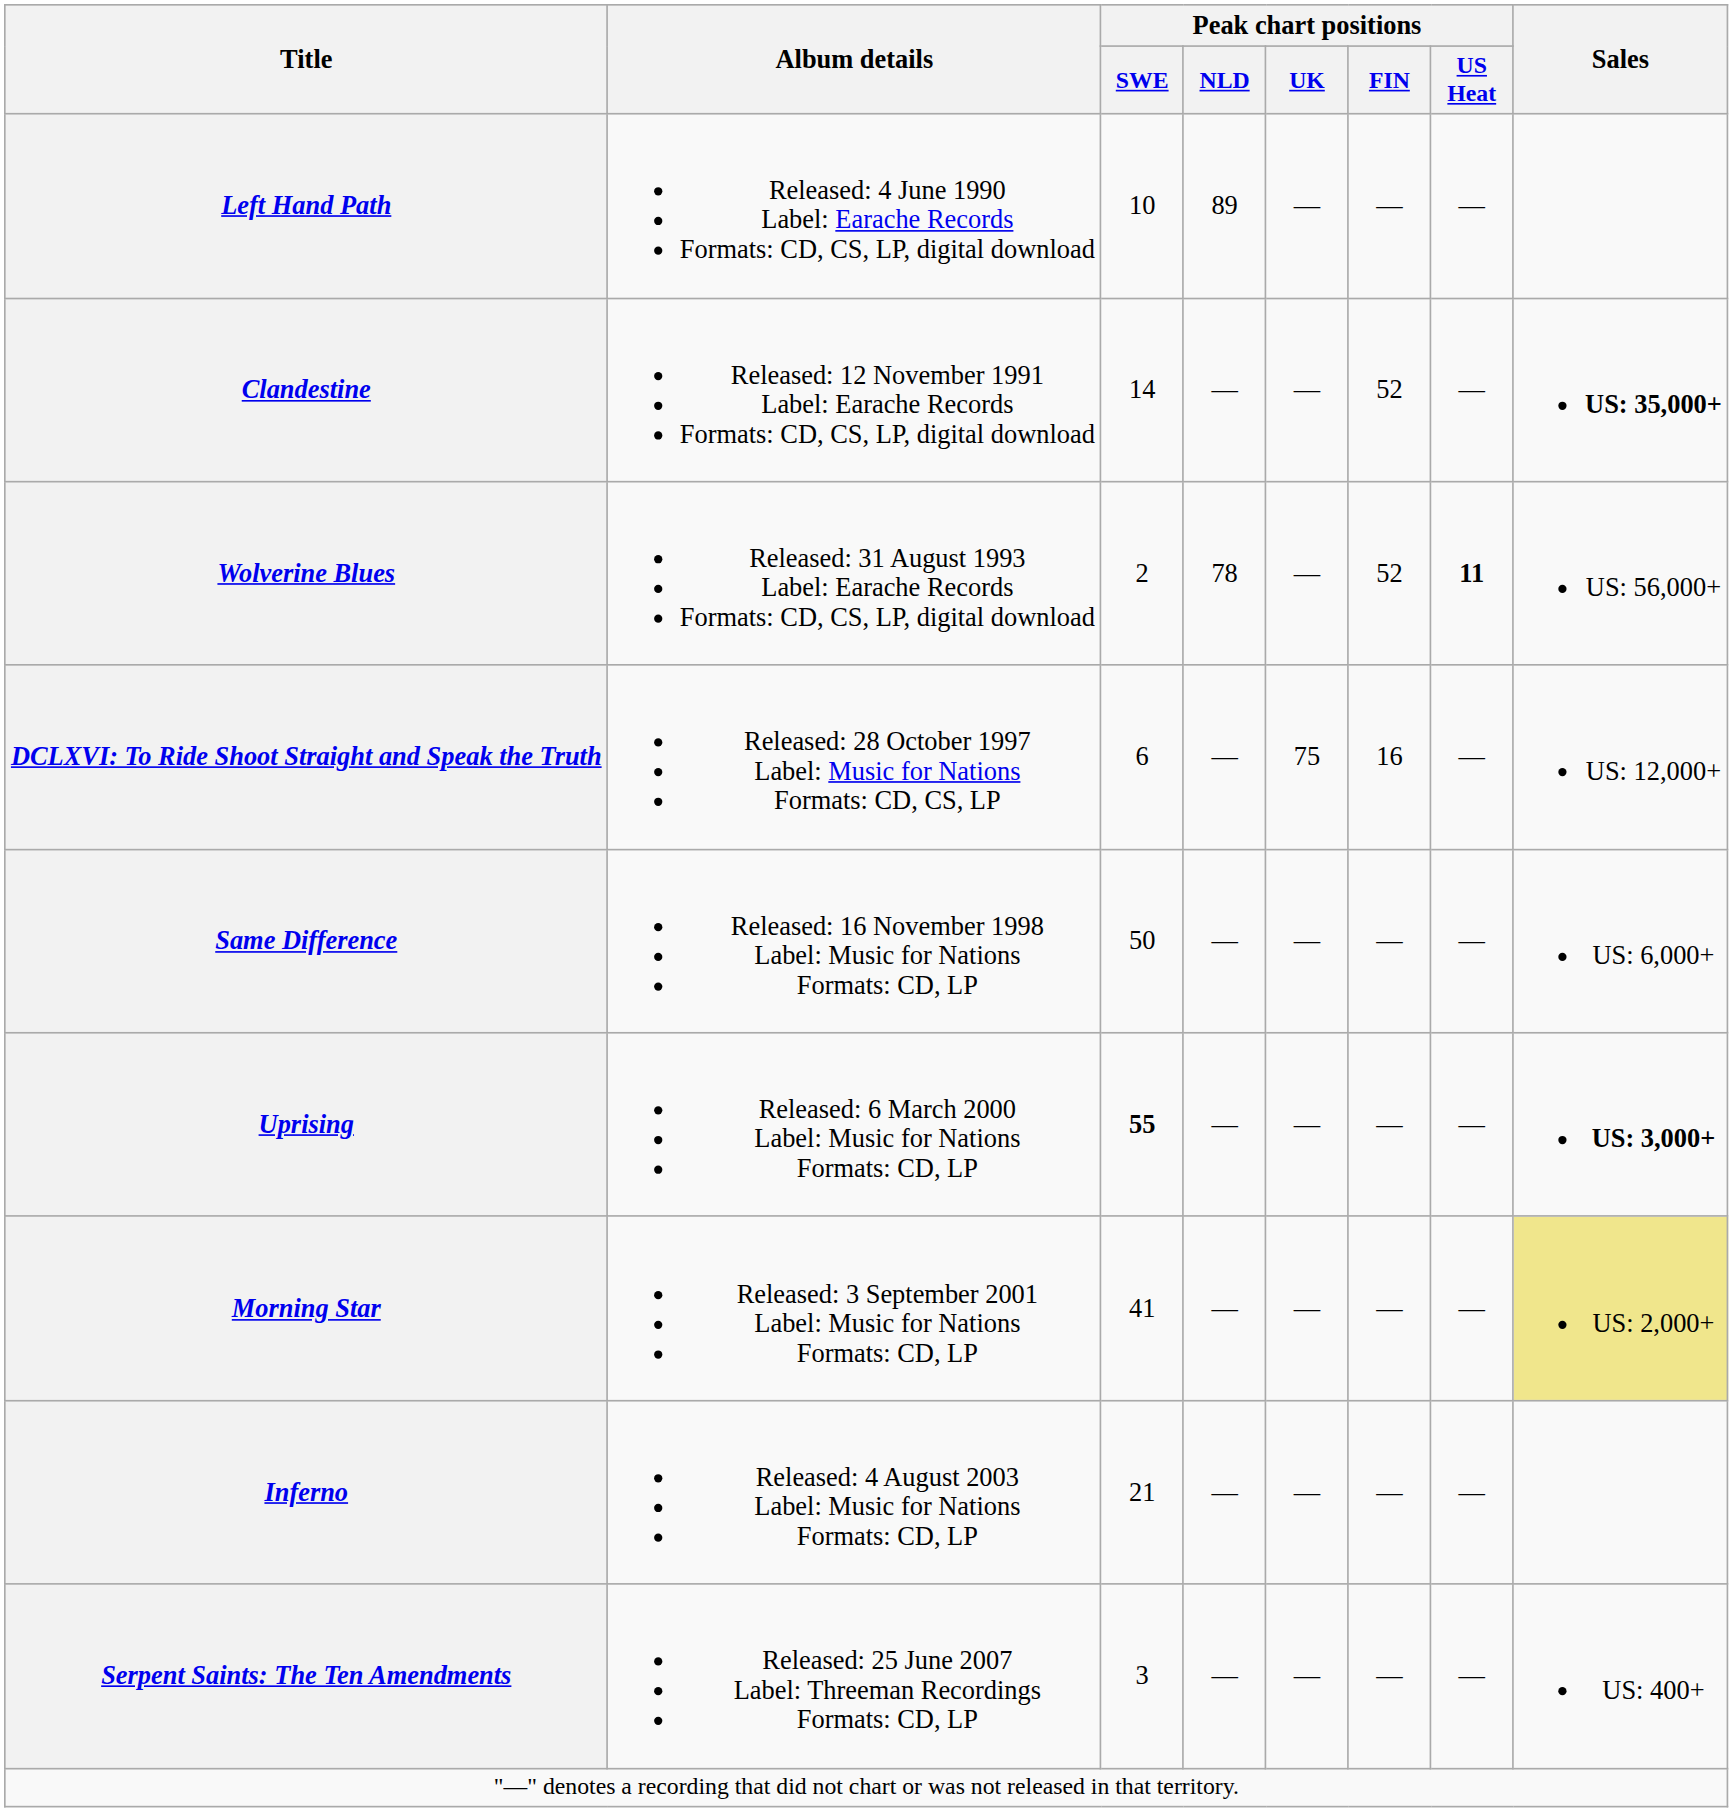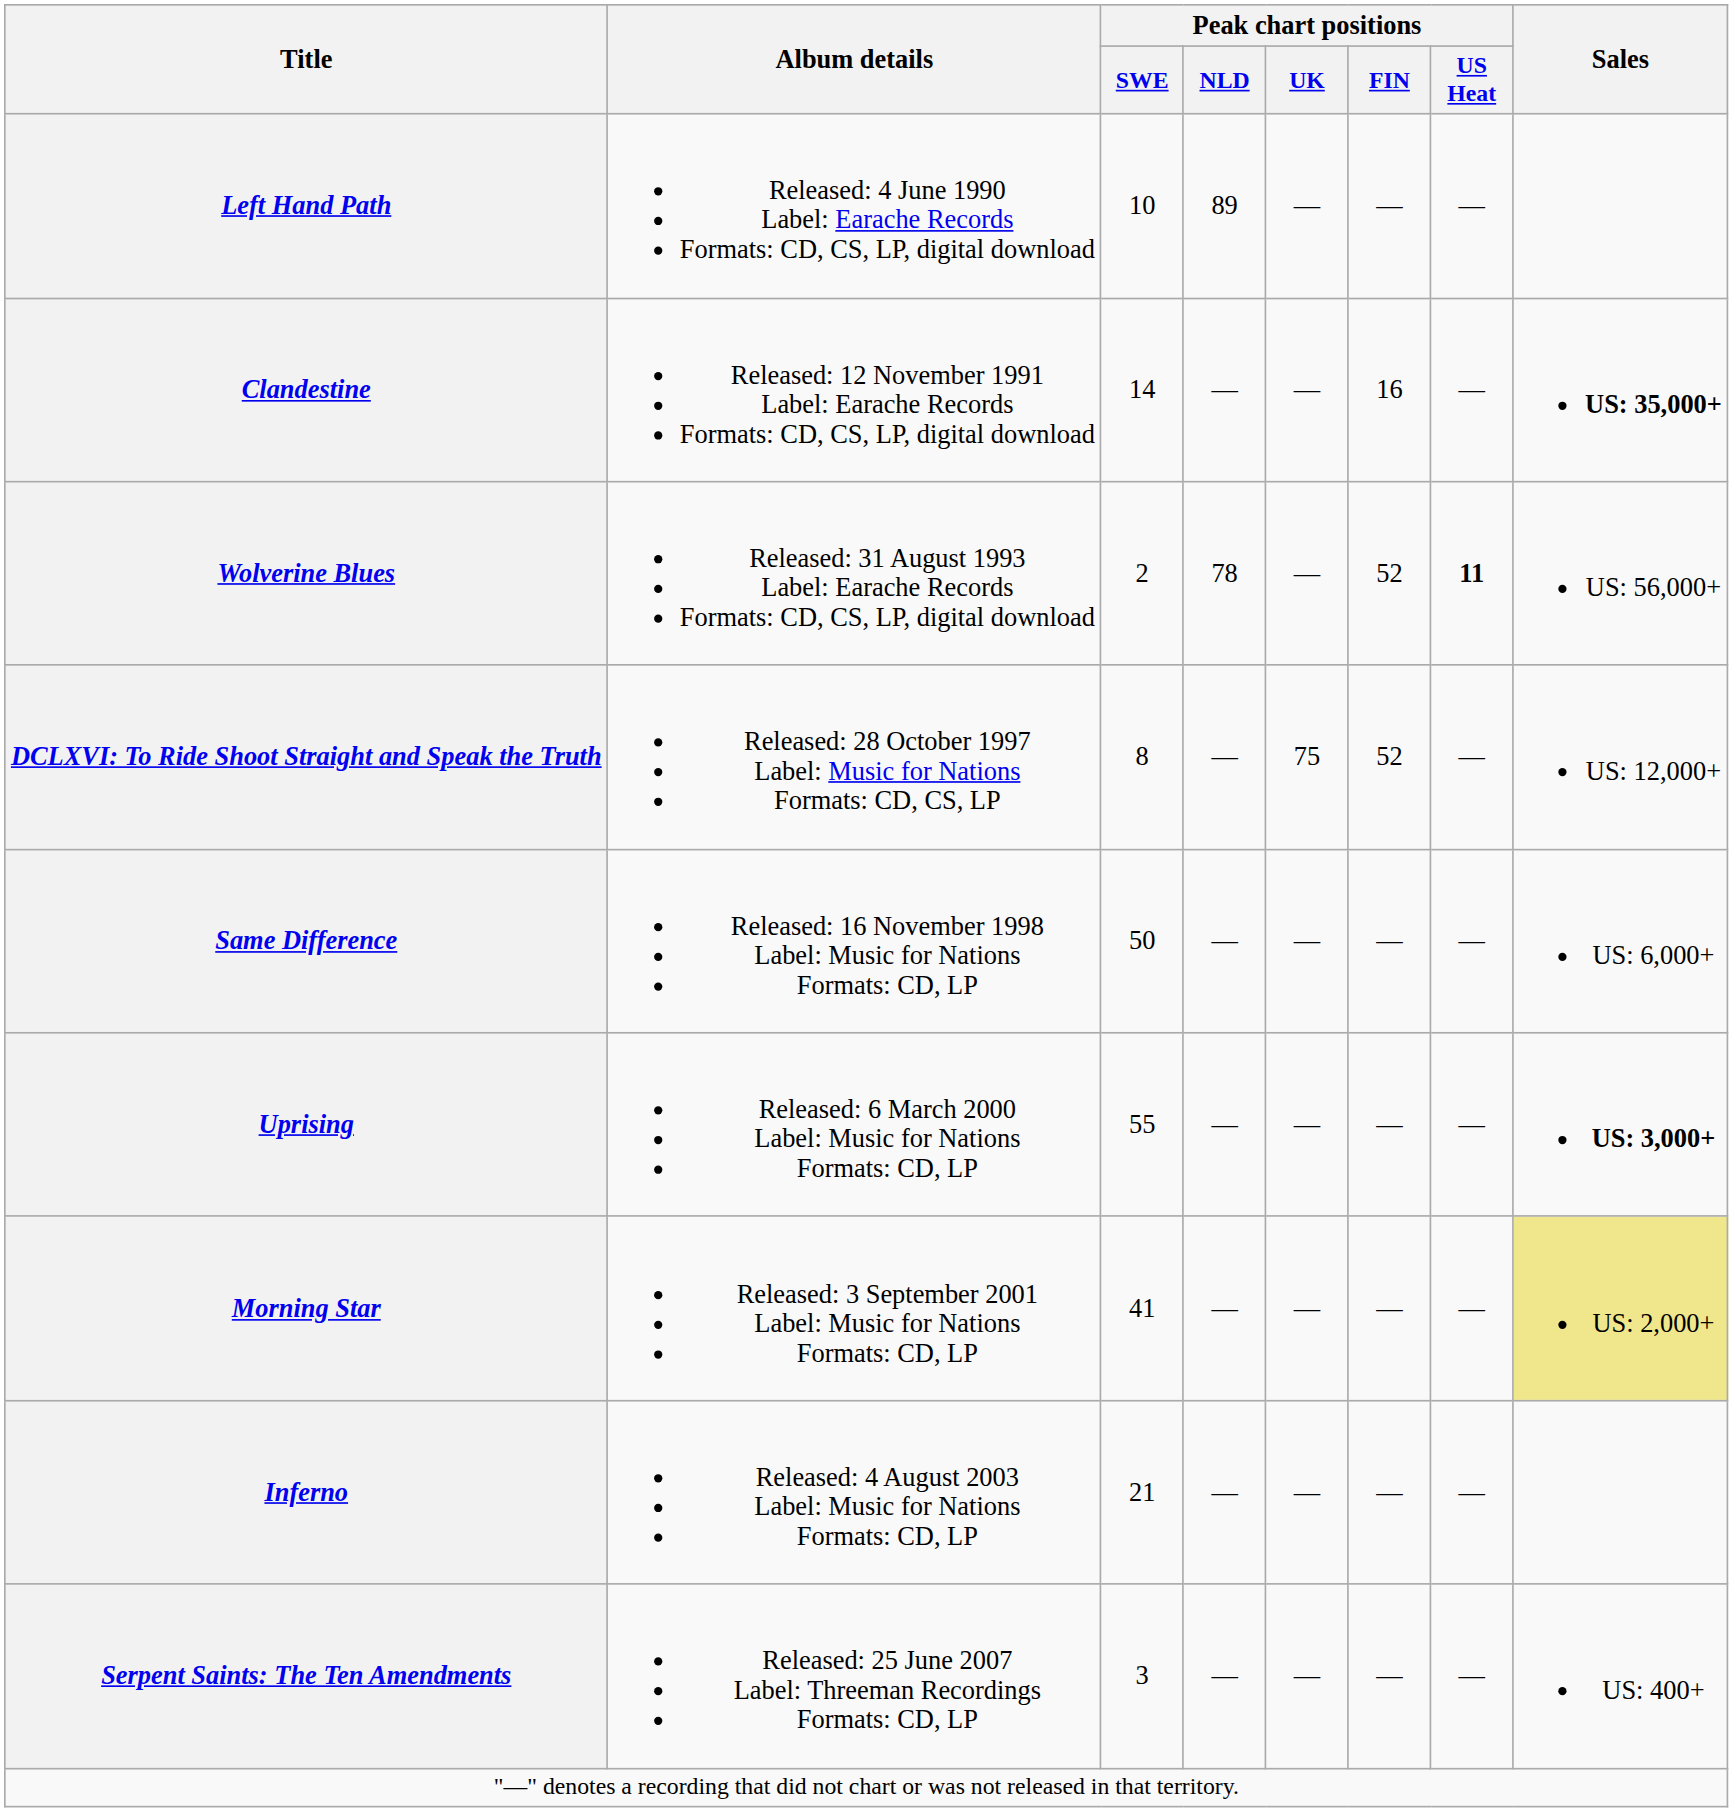(1389, 389) 52 -> (1389, 389) 16
(1142, 756) 6 -> (1142, 756) 8
(1389, 756) 16 -> (1389, 756) 52
(1142, 1124) bold -> (1142, 1124) normal
